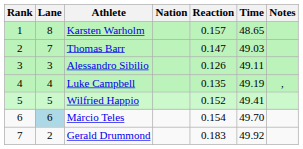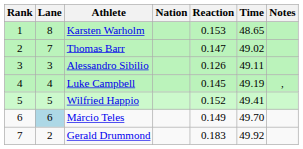(213, 30) 0.157 -> (213, 30) 0.153
(252, 48) 49.03 -> (252, 48) 49.02
(213, 83) 0.135 -> (213, 83) 0.145
(213, 118) 0.154 -> (213, 118) 0.149
